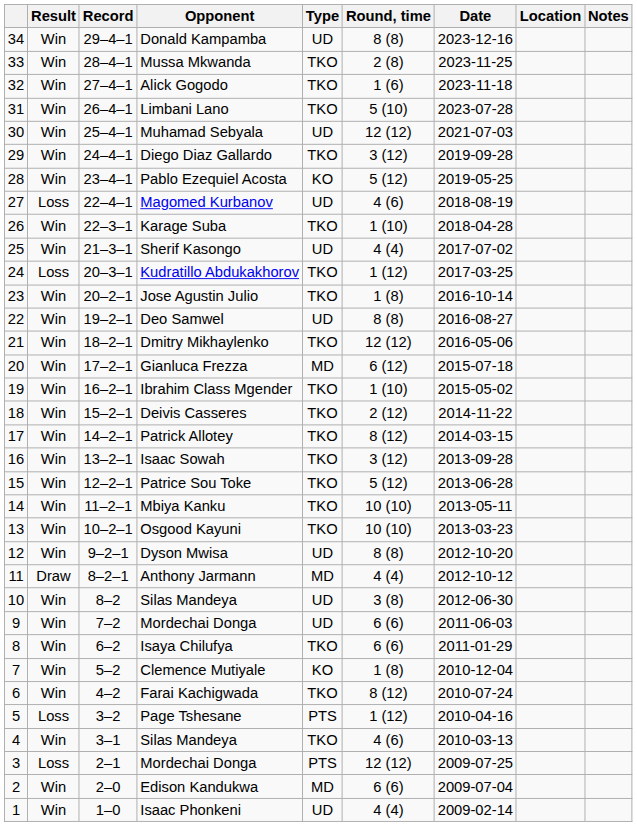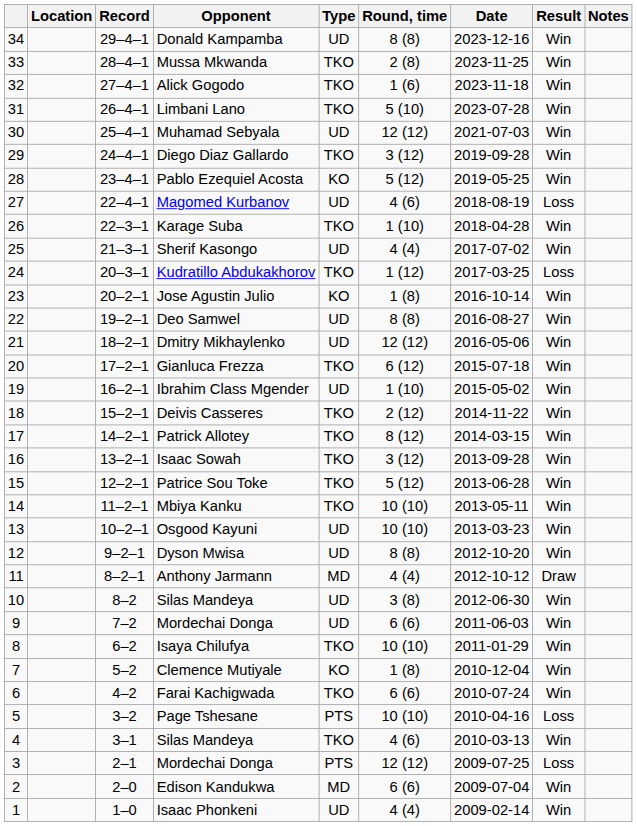columns swapped: (54, 16) <-> (550, 16)
(322, 296) TKO -> (339, 296) KO
(322, 343) TKO -> (339, 343) UD
(322, 366) MD -> (339, 366) TKO
(322, 389) TKO -> (339, 389) UD
(322, 529) TKO -> (339, 529) UD
(388, 646) 6 (6) -> (405, 646) 10 (10)
(388, 693) 8 (12) -> (405, 693) 6 (6)
(388, 716) 1 (12) -> (405, 716) 10 (10)
